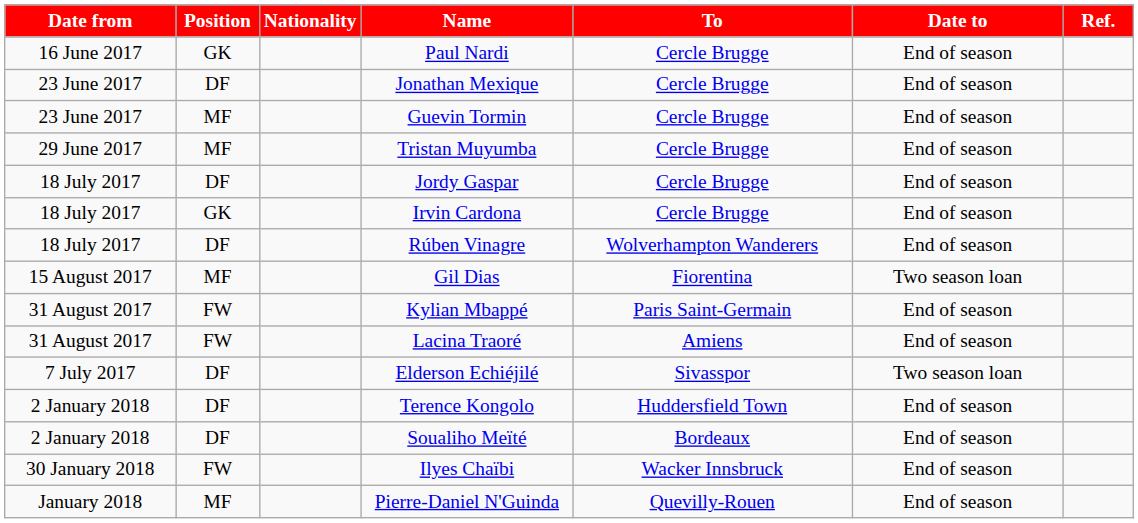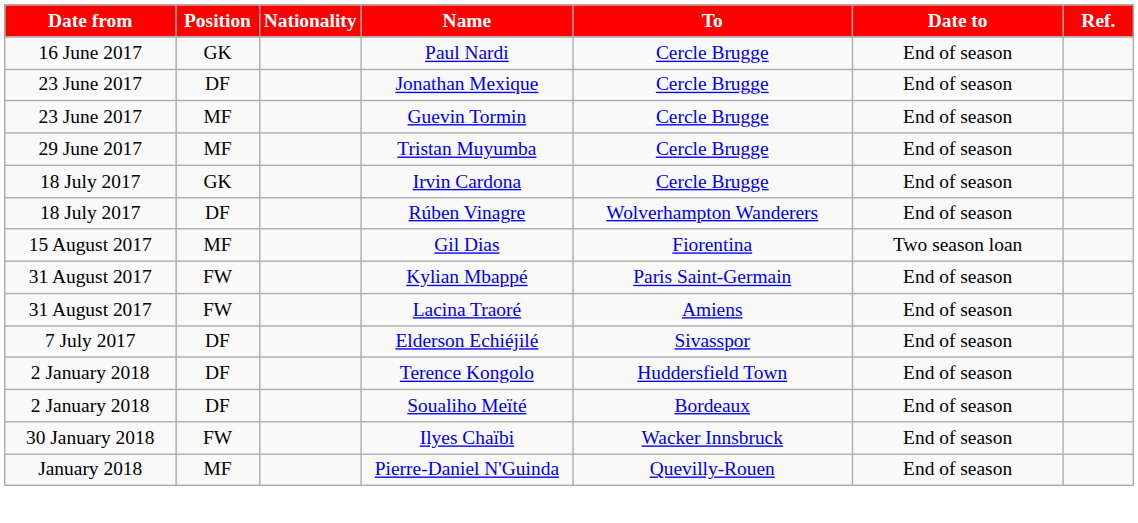- row: (467, 181)
(958, 373) Two season loan -> (958, 341) End of season
